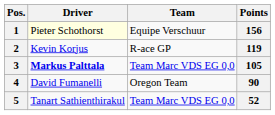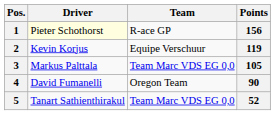(168, 30) Equipe Verschuur -> (150, 30) R-ace GP
(150, 47) R-ace GP -> (168, 47) Equipe Verschuur
(67, 65) bold -> (64, 65) normal
